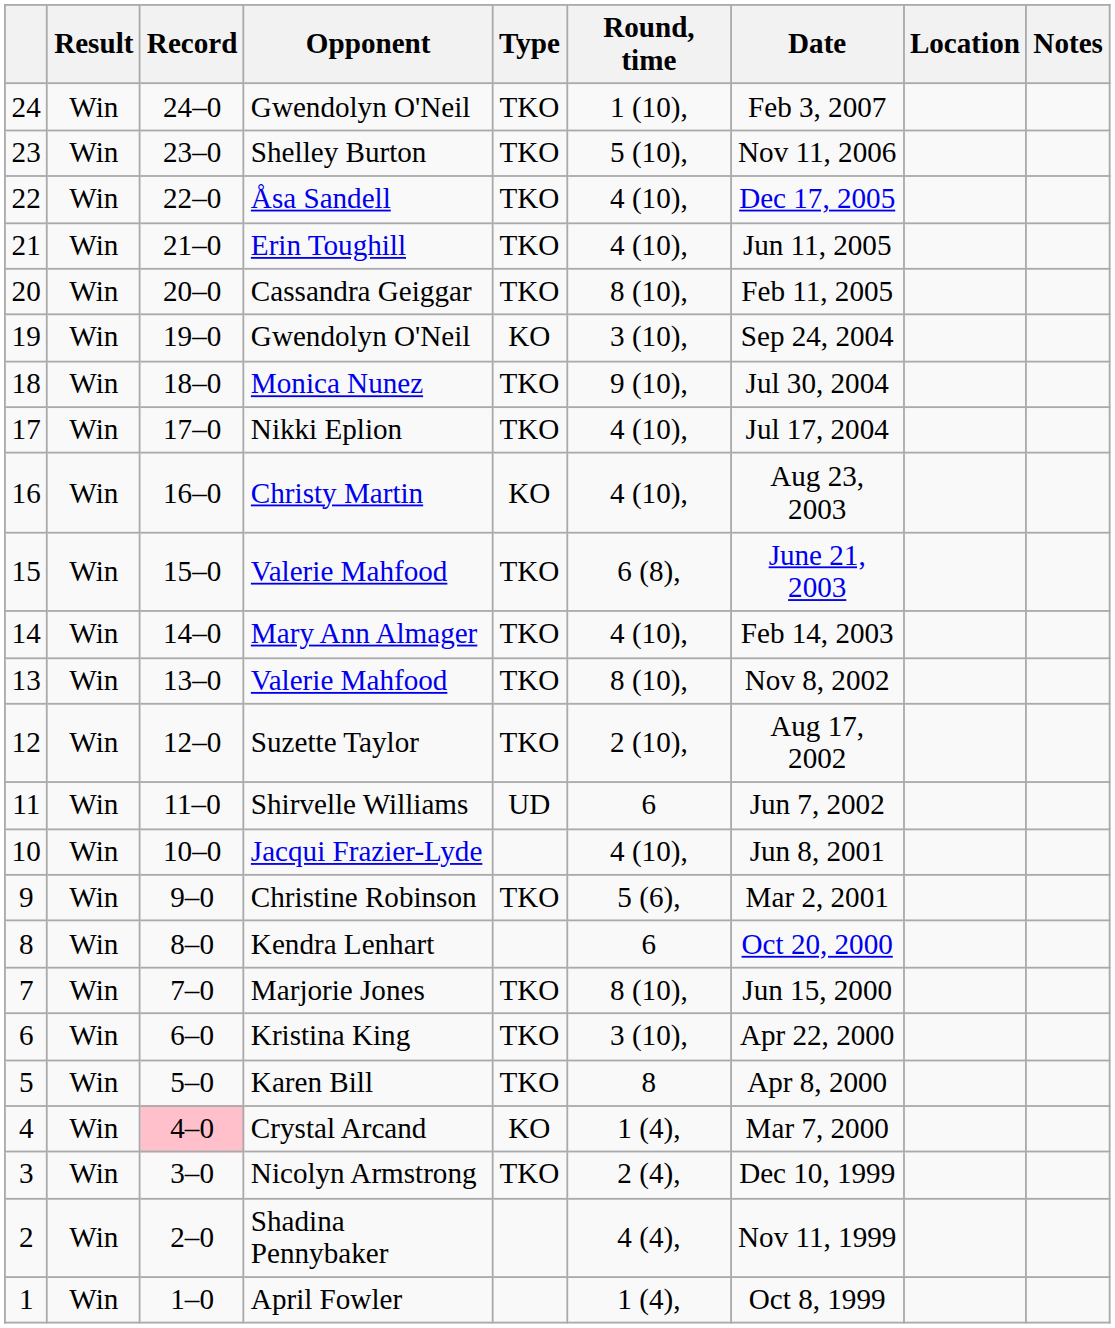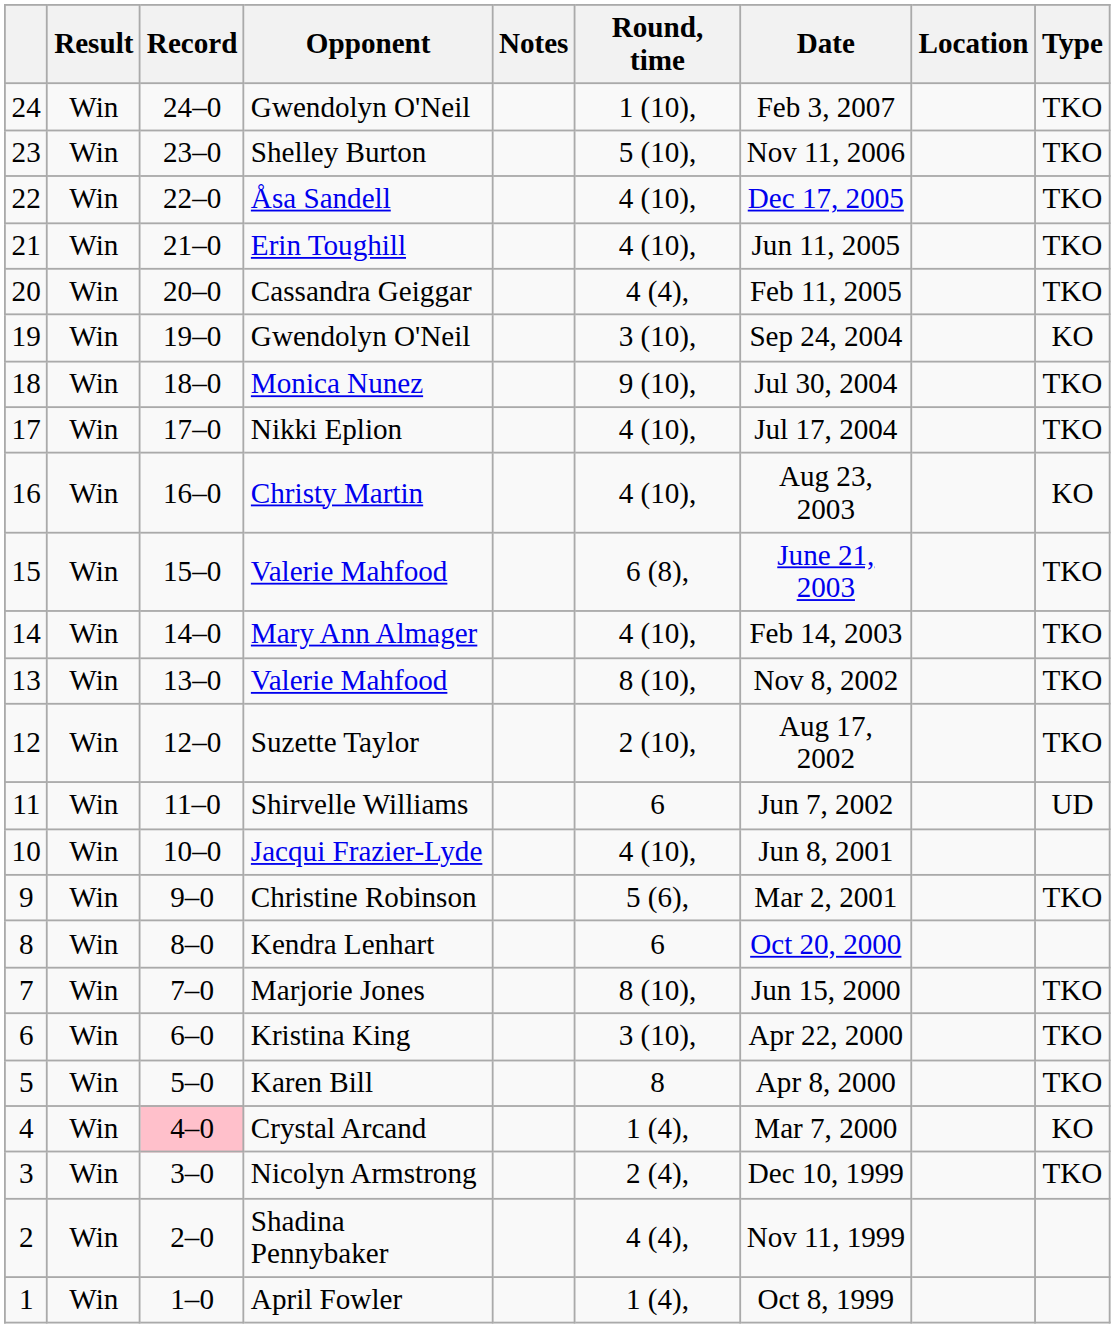columns swapped: (529, 43) <-> (1068, 43)
(649, 291) 8 (10), -> (657, 291) 4 (4),
